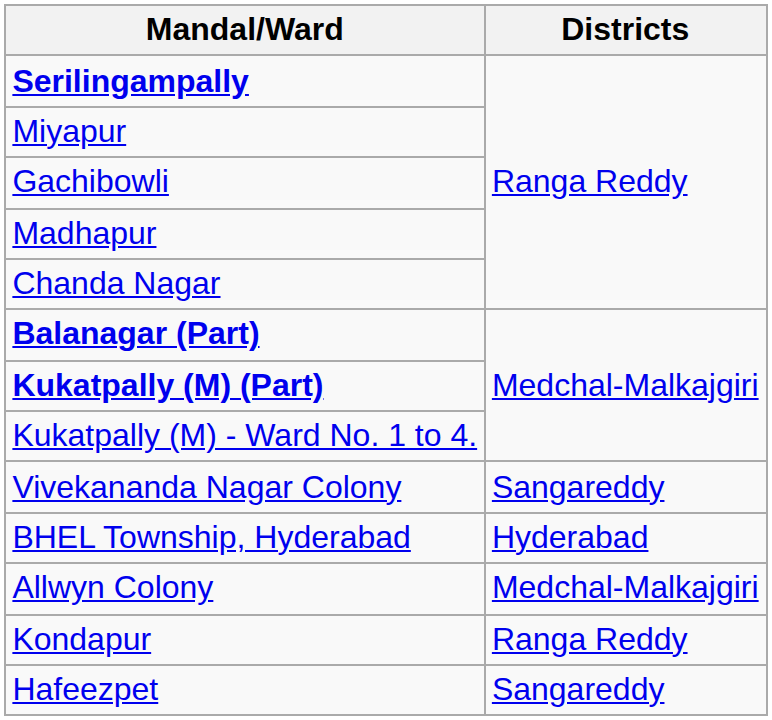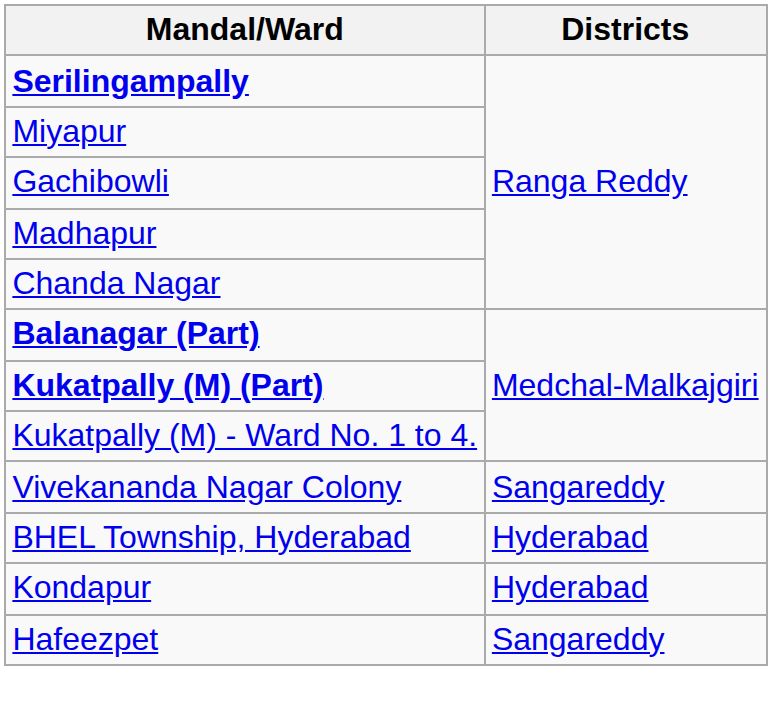- row: (113, 588)
(590, 638) Ranga Reddy -> (570, 588) Hyderabad
